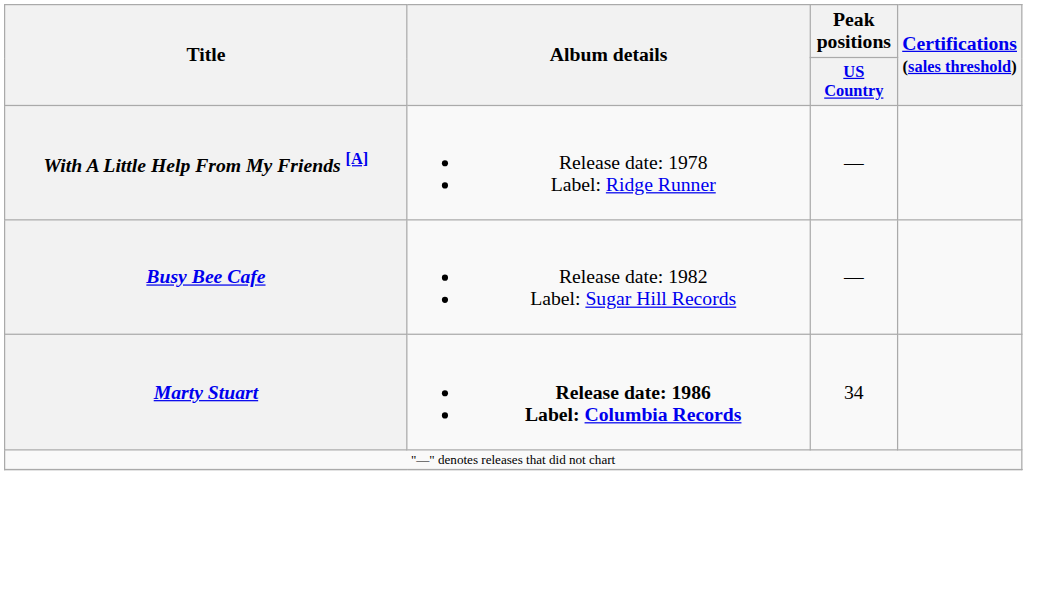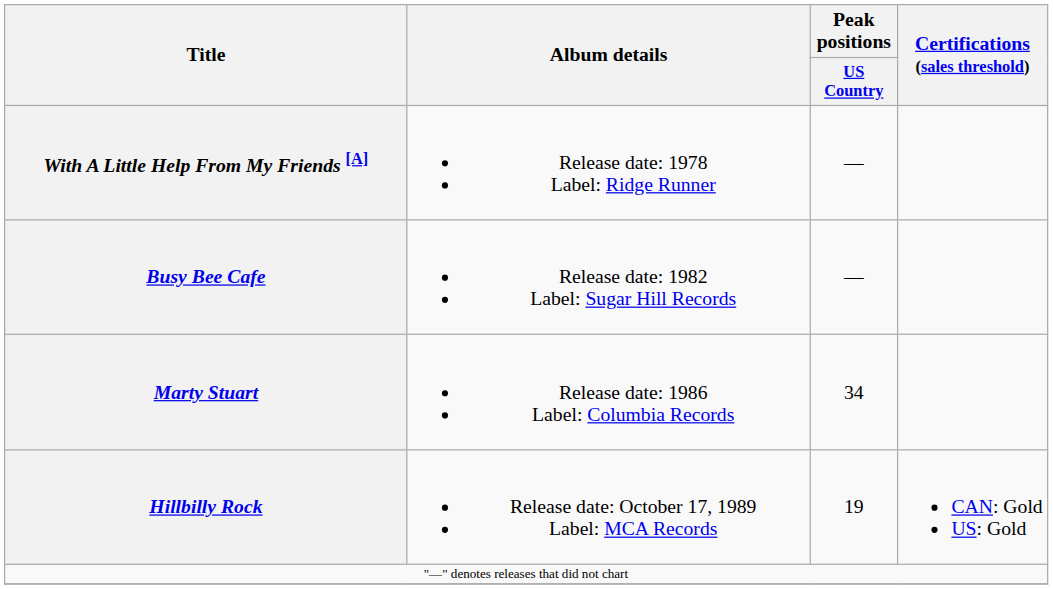(609, 403) bold -> (609, 403) normal
+ row: (206, 506)
